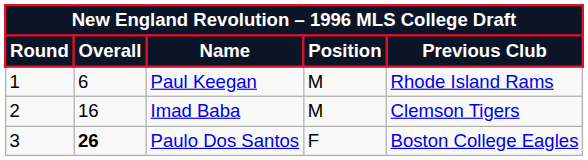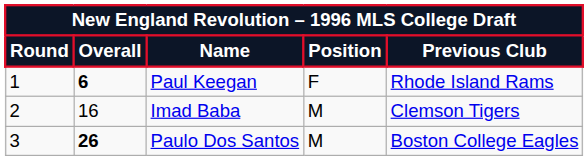(83, 81) normal -> (83, 81) bold
(315, 81) M -> (313, 81) F
(313, 140) F -> (315, 140) M
